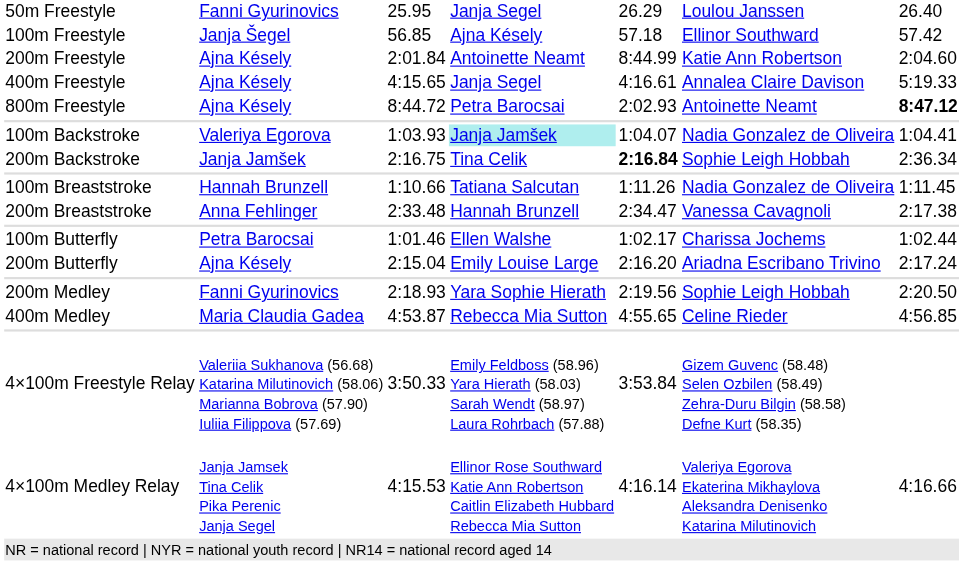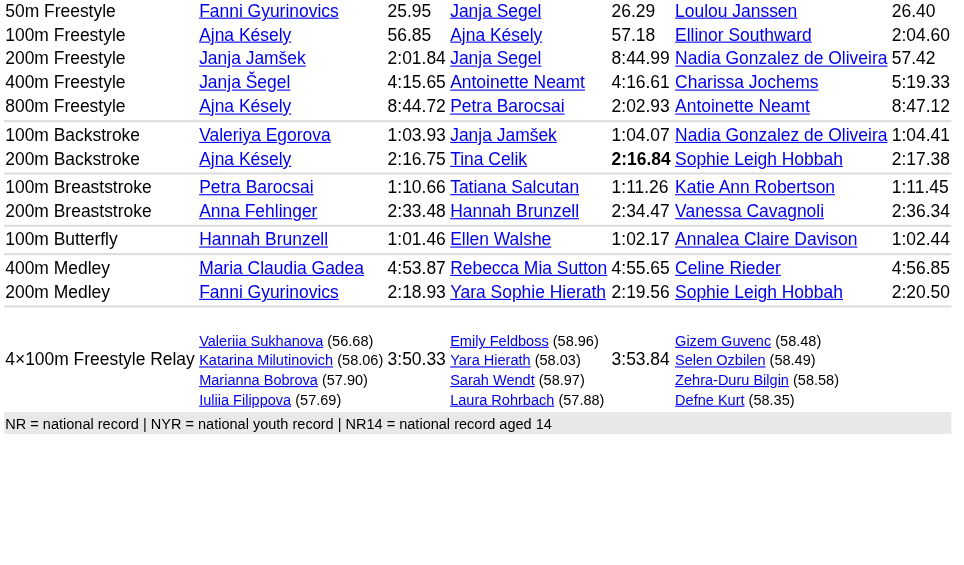(245, 35) Janja Šegel -> (245, 35) Ajna Késely
(920, 35) 57.42 -> (921, 35) 2:04.60
(245, 58) Ajna Késely -> (252, 58) Janja Jamšek
(518, 58) Antoinette Neamt -> (496, 58) Janja Segel
(762, 58) Katie Ann Robertson -> (781, 58) Nadia Gonzalez de Oliveira
(928, 58) 2:04.60 -> (914, 58) 57.42
(245, 82) Ajna Késely -> (245, 82) Janja Šegel
(496, 82) Janja Segel -> (518, 82) Antoinette Neamt
(773, 82) Annalea Claire Davison -> (747, 82) Charissa Jochems
(928, 106) bold -> (921, 106) normal
(503, 135) paleturquoise background -> (503, 135) no background
(252, 159) Janja Jamšek -> (245, 159) Ajna Késely
(928, 159) 2:36.34 -> (921, 159) 2:17.38
(264, 187) Hannah Brunzell -> (256, 187) Petra Barocsai
(788, 187) Nadia Gonzalez de Oliveira -> (755, 187) Katie Ann Robertson
(928, 211) 2:17.38 -> (921, 211) 2:36.34
(256, 239) Petra Barocsai -> (264, 239) Hannah Brunzell
(754, 239) Charissa Jochems -> (766, 239) Annalea Claire Davison
- row: (61, 263)
rows swapped: (58, 292) <-> (58, 316)
- row: (92, 486)
